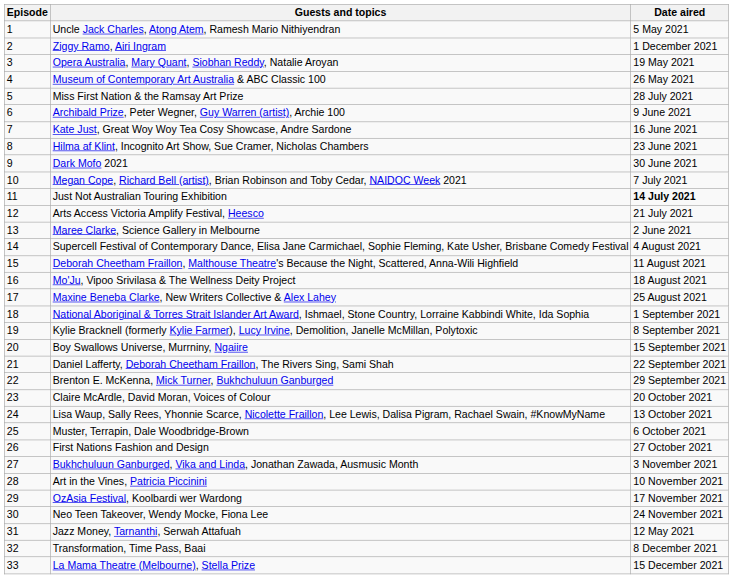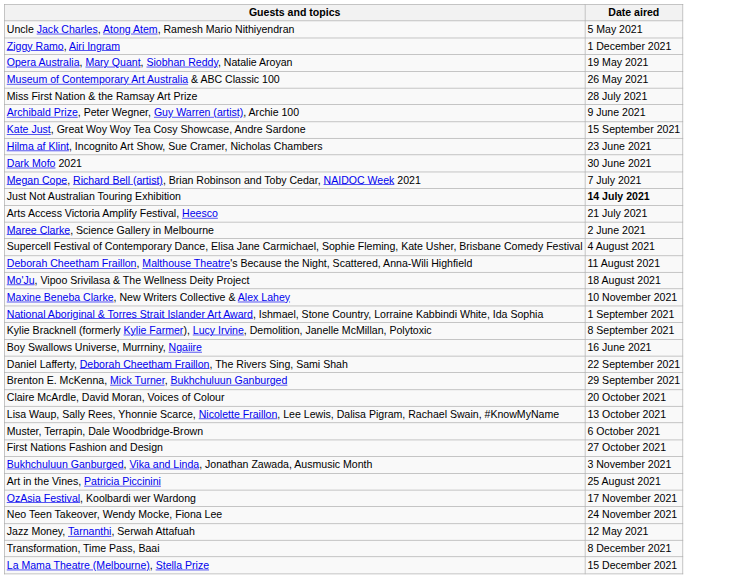- column: (27, 12)
(665, 130) 16 June 2021 -> (634, 130) 15 September 2021
(670, 297) 25 August 2021 -> (632, 297) 10 November 2021
(680, 347) 15 September 2021 -> (619, 347) 16 June 2021
(678, 481) 10 November 2021 -> (624, 481) 25 August 2021
